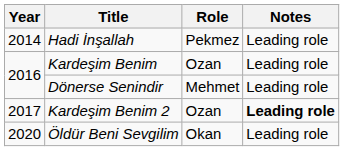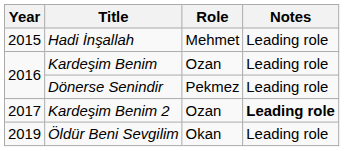(25, 40) 2014 -> (25, 40) 2015
(213, 40) Pekmez -> (213, 40) Mehmet
(213, 87) Mehmet -> (213, 87) Pekmez
(25, 134) 2020 -> (25, 134) 2019
